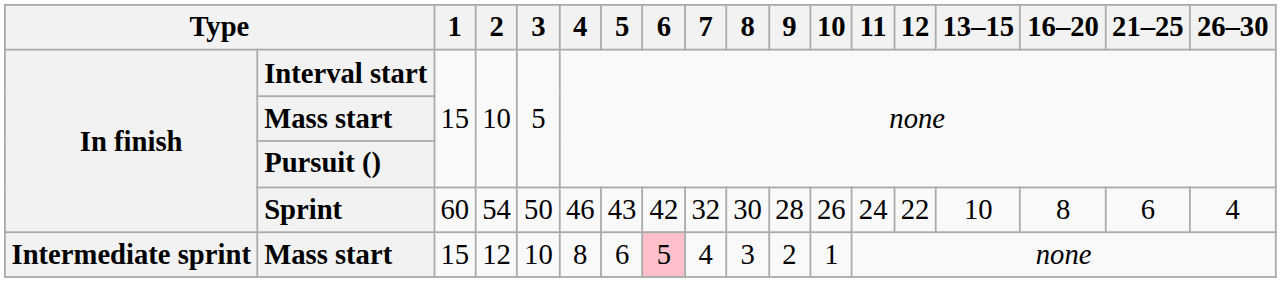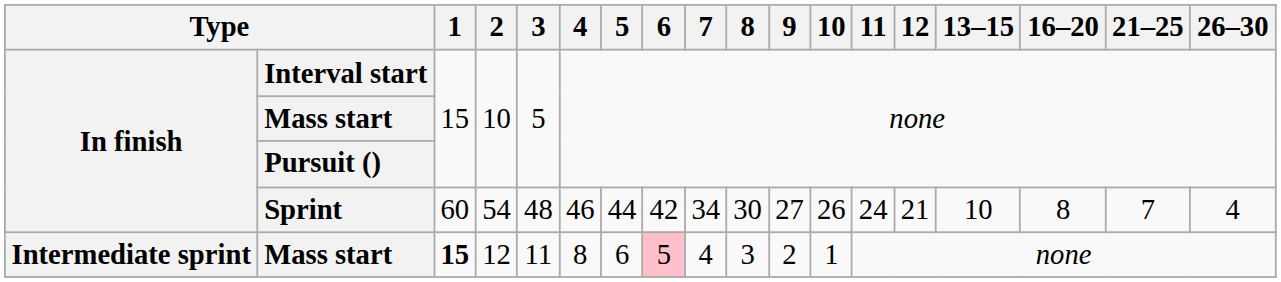(538, 208) 50 -> (538, 208) 48
(622, 208) 43 -> (622, 208) 44
(706, 208) 32 -> (706, 208) 34
(789, 208) 28 -> (789, 208) 27
(915, 208) 22 -> (915, 208) 21
(1148, 208) 6 -> (1148, 208) 7
(455, 254) normal -> (455, 254) bold
(538, 254) 10 -> (538, 254) 11
